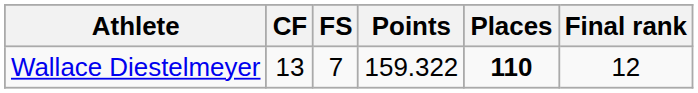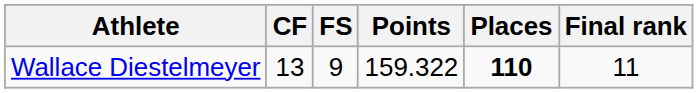(336, 67) 7 -> (336, 67) 9
(626, 67) 12 -> (626, 67) 11
